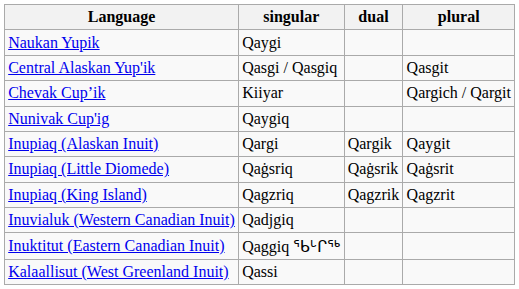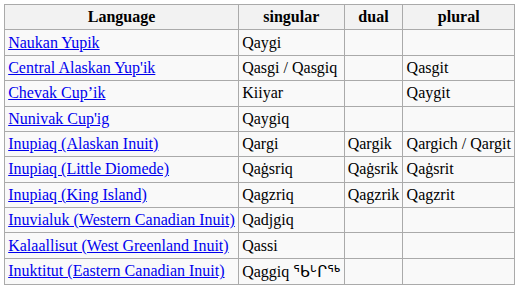(459, 93) Qargich / Qargit -> (428, 93) Qaygit
(428, 144) Qaygit -> (459, 144) Qargich / Qargit
rows swapped: (116, 246) <-> (118, 271)
